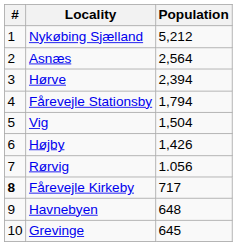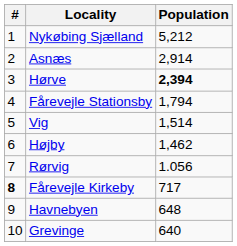(175, 58) 2,564 -> (175, 58) 2,914
(175, 79) normal -> (175, 79) bold
(175, 123) 1,504 -> (175, 123) 1,514
(175, 144) 1,426 -> (175, 144) 1,462
(170, 230) 645 -> (170, 230) 640
